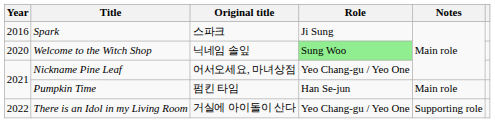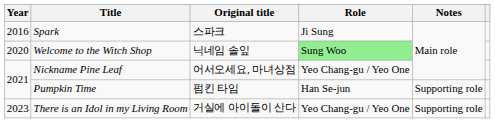(436, 89) Main role -> (449, 89) Supporting role
(18, 108) 2022 -> (18, 108) 2023
